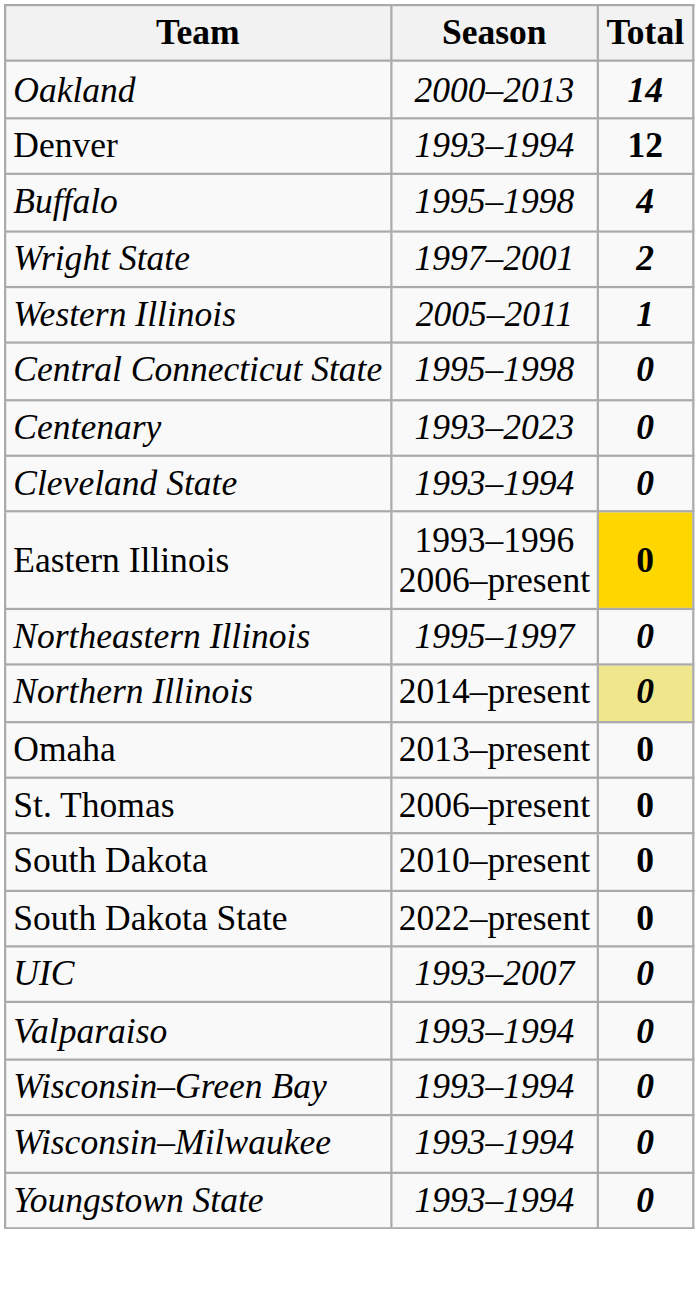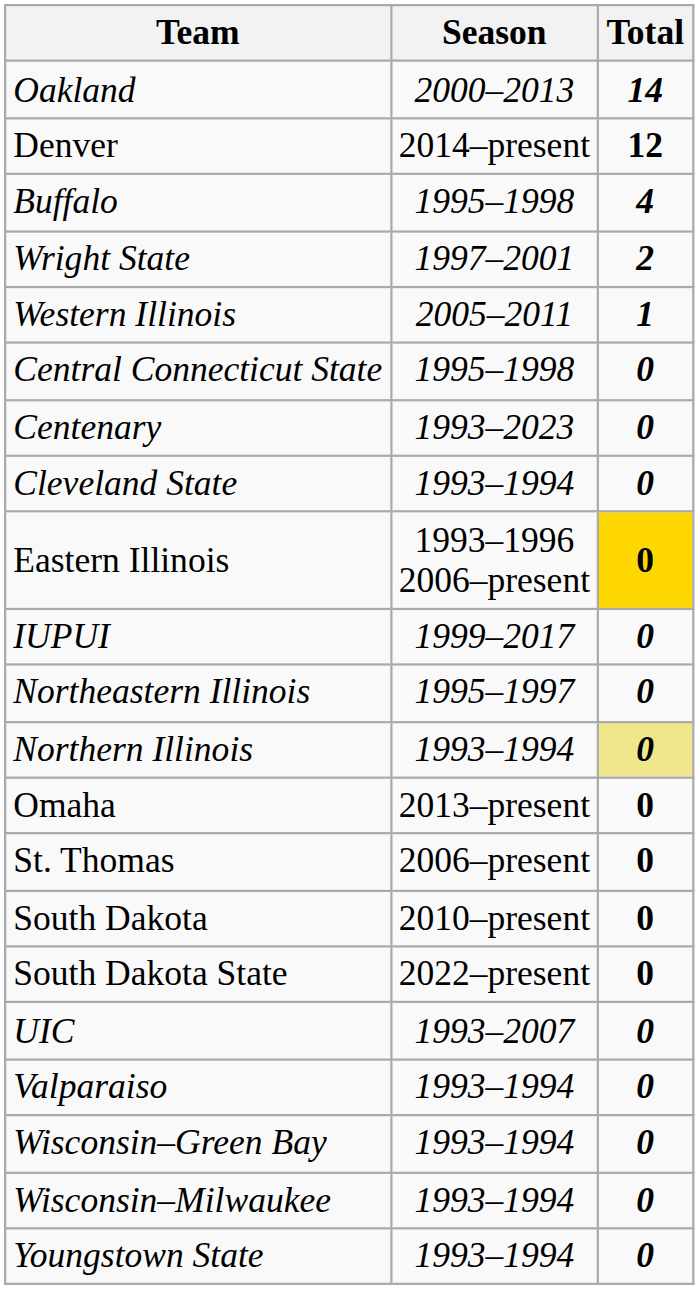(494, 145) 1993–1994 -> (494, 145) 2014–present
+ row: (62, 635)
(494, 692) 2014–present -> (494, 748) 1993–1994
